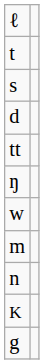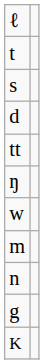rows swapped: (15, 310) <-> (14, 342)
